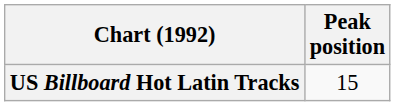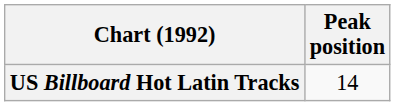(347, 82) 15 -> (347, 82) 14
